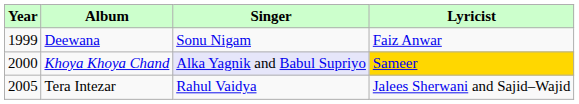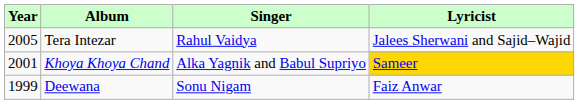rows swapped: (72, 39) <-> (80, 87)
(23, 63) 2000 -> (23, 63) 2001
(271, 63) lavender background -> (271, 63) no background
